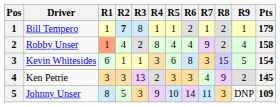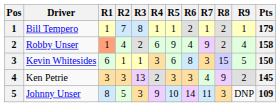(124, 29) bold -> (124, 29) normal
(157, 45) 8 -> (157, 45) 6
(174, 45) 4 -> (174, 45) 9
(266, 61) 154 -> (266, 61) 150
